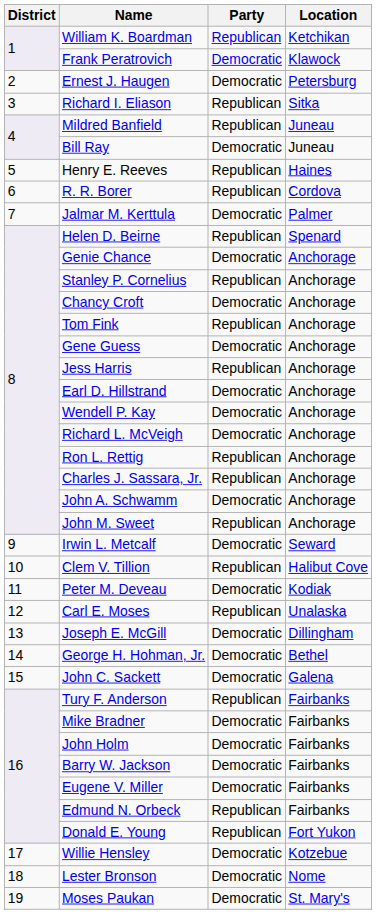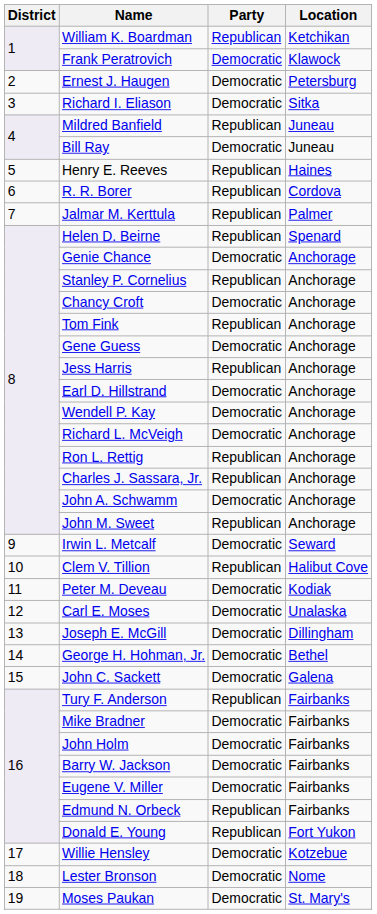(246, 103) Republican -> (247, 103) Democratic
(247, 214) Democratic -> (246, 214) Republican
(246, 611) Republican -> (247, 611) Democratic
